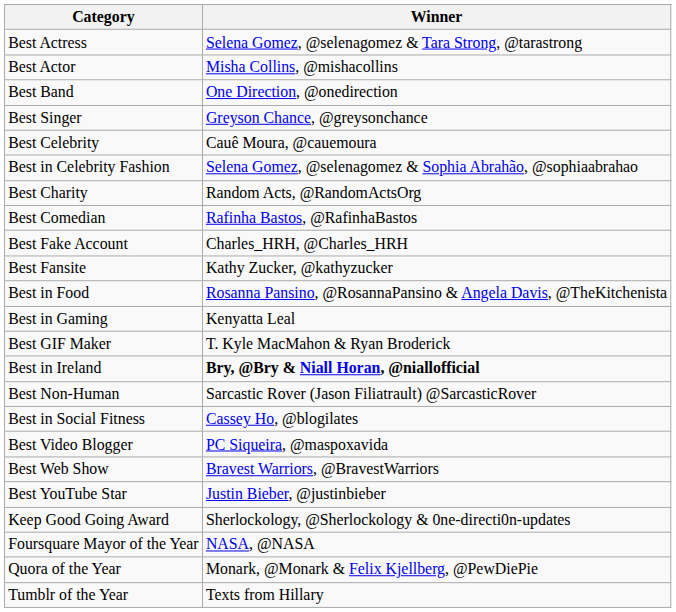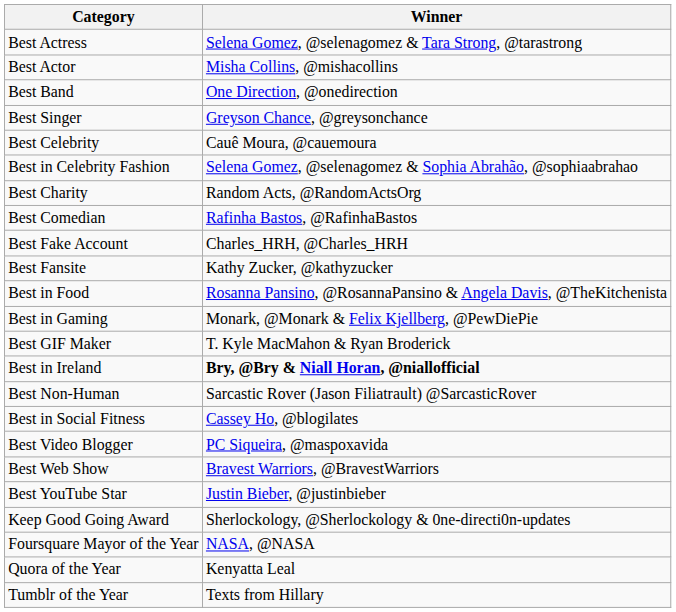(251, 318) Kenyatta Leal -> (372, 318) Monark, @Monark & Felix Kjellberg, @PewDiePie
(372, 569) Monark, @Monark & Felix Kjellberg, @PewDiePie -> (251, 569) Kenyatta Leal
